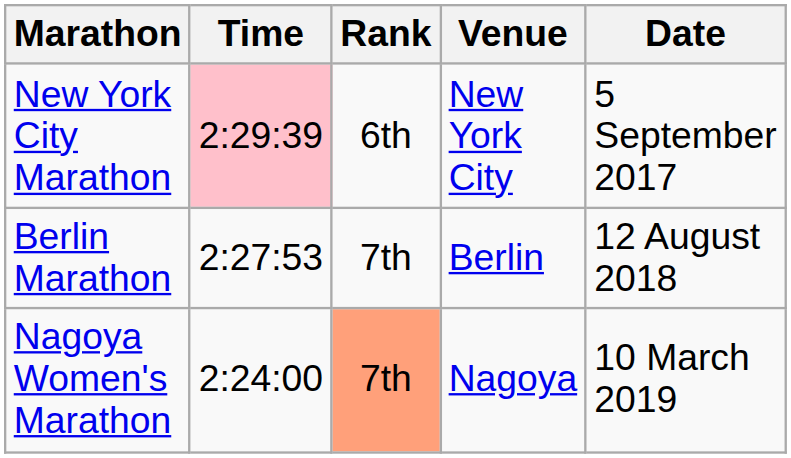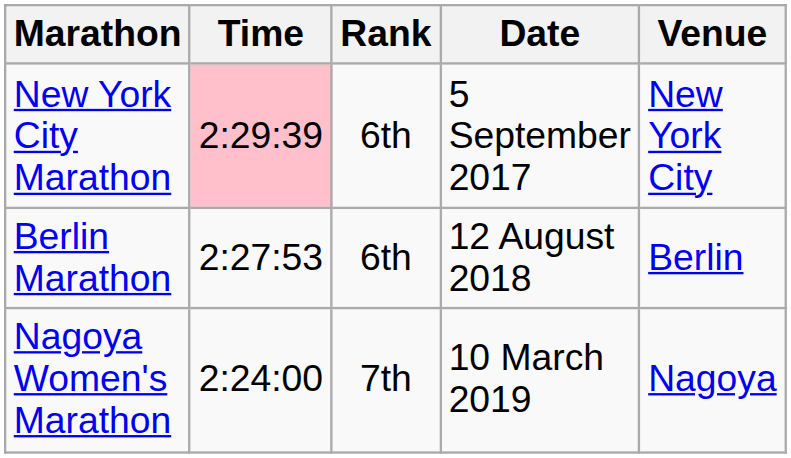columns swapped: (513, 34) <-> (685, 34)
(386, 257) 7th -> (386, 257) 6th
(386, 379) lightsalmon background -> (386, 379) no background
